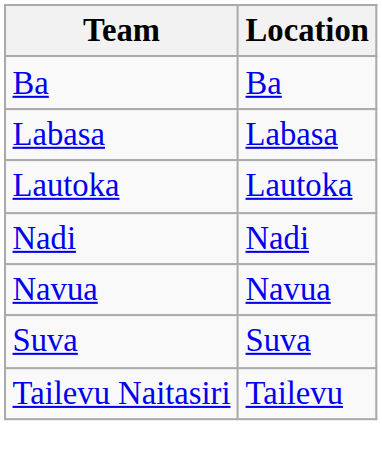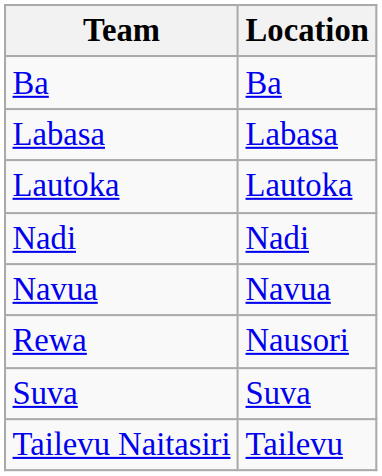+ row: (50, 340)
